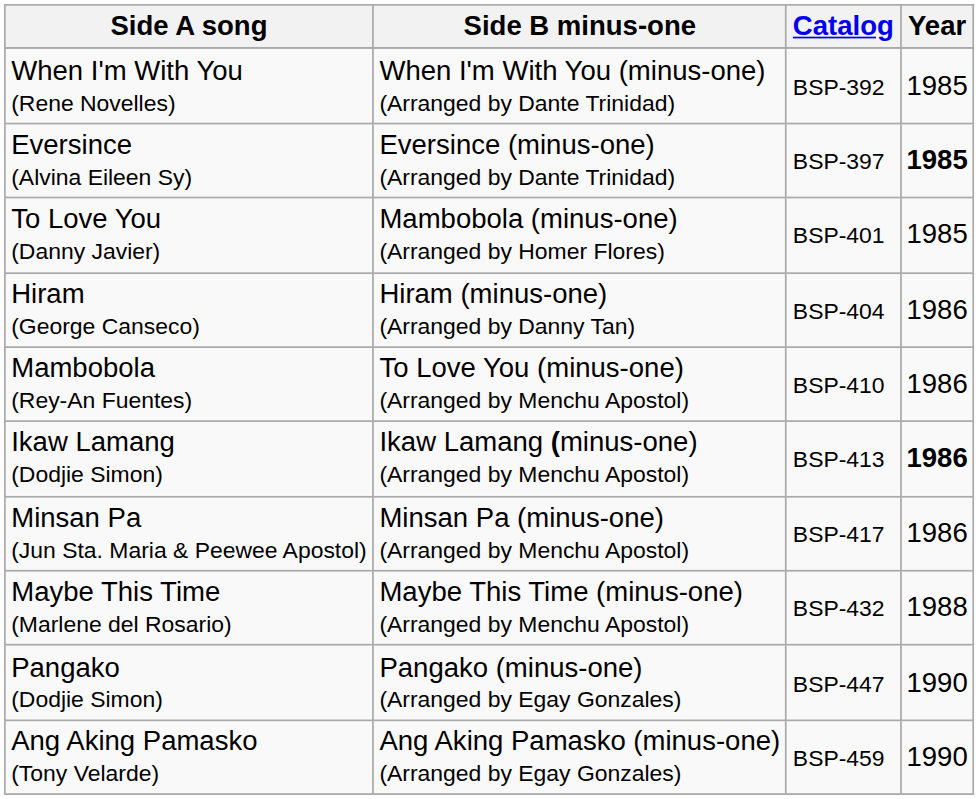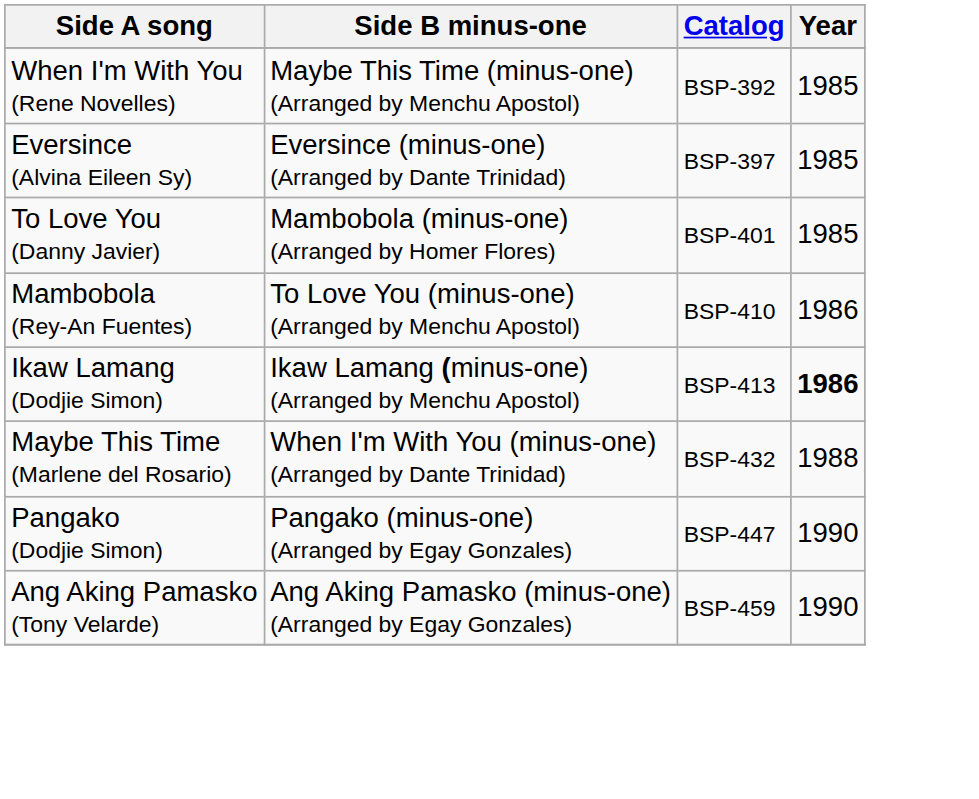(572, 85) When I'm With You (minus-one) (Arranged by Dante Trinidad) -> (452, 85) Maybe This Time (minus-one) (Arranged by Menchu Apostol)
(937, 160) bold -> (828, 160) normal
- row: (105, 309)
- row: (189, 533)
(561, 607) Maybe This Time (minus-one) (Arranged by Menchu Apostol) -> (463, 458) When I'm With You (minus-one) (Arranged by Dante Trinidad)
